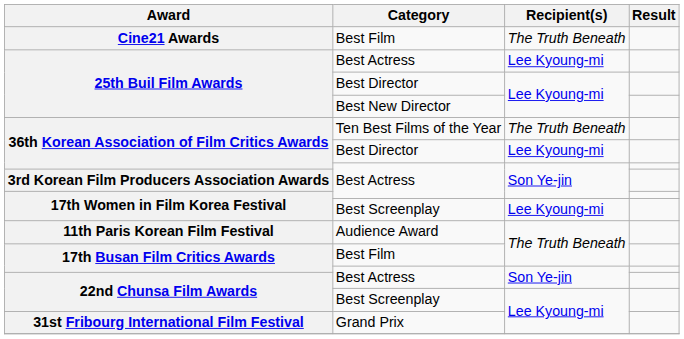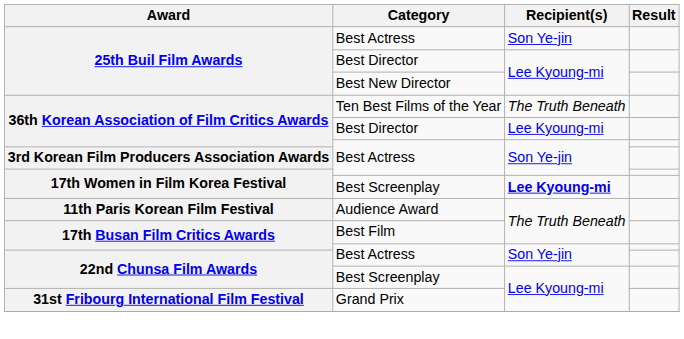- row: (169, 38)
(556, 60) Lee Kyoung-mi -> (540, 38) Son Ye-jin
(556, 209) normal -> (559, 187) bold
